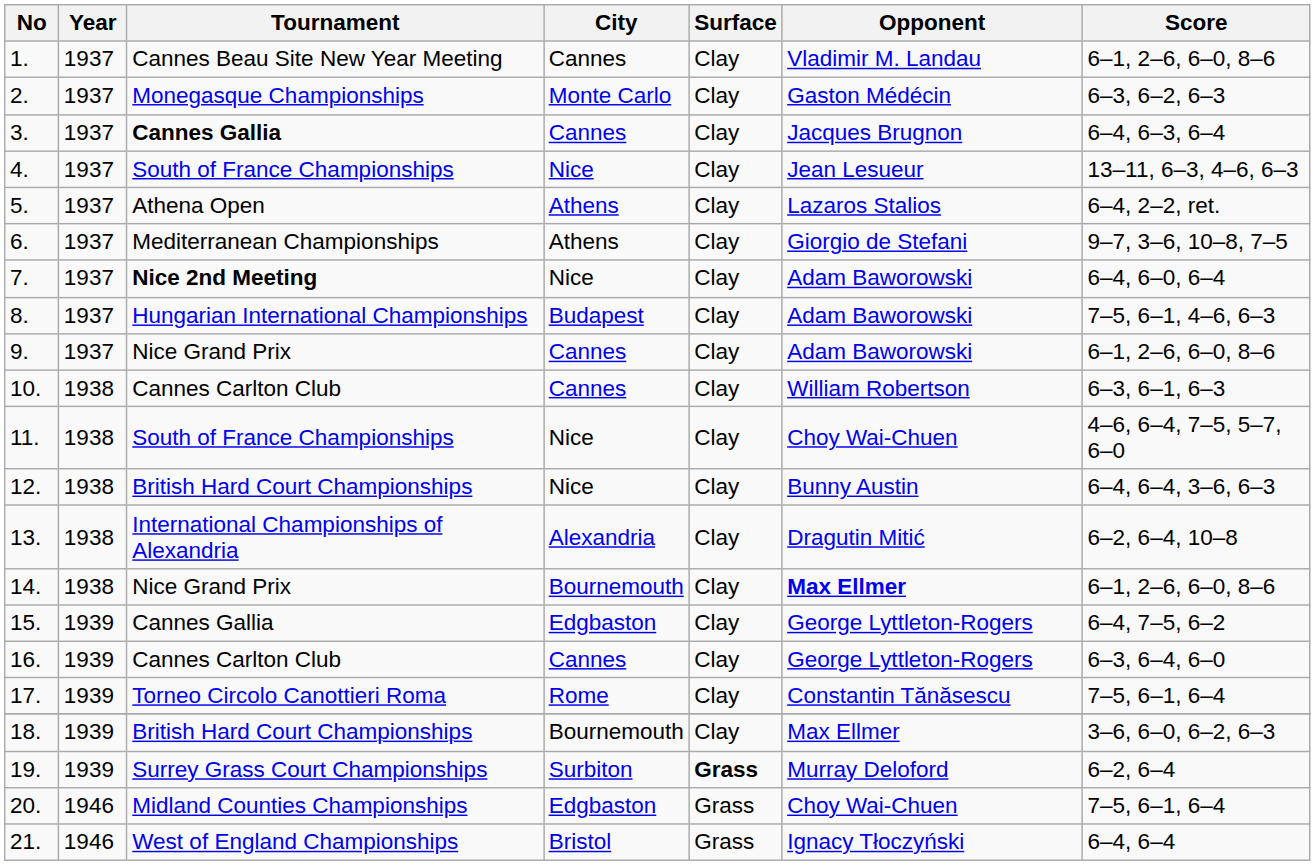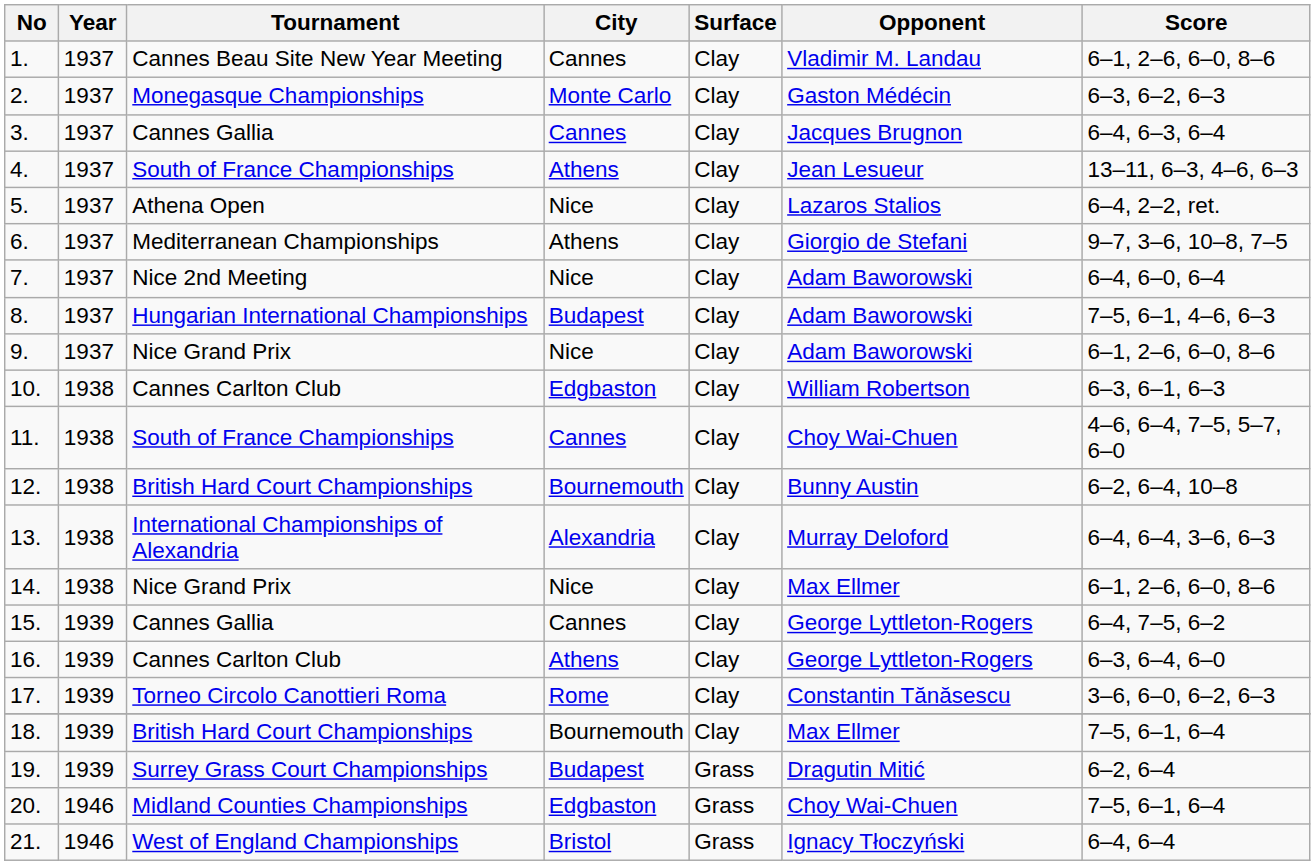(207, 131) bold -> (203, 131) normal
(571, 168) Nice -> (584, 168) Athens
(584, 204) Athens -> (571, 204) Nice
(225, 277) bold -> (220, 277) normal
(587, 350) Cannes -> (571, 350) Nice
(587, 387) Cannes -> (602, 387) Edgbaston
(571, 437) Nice -> (587, 437) Cannes
(571, 486) Nice -> (616, 486) Bournemouth
(1181, 486) 6–4, 6–4, 3–6, 6–3 -> (1163, 486) 6–2, 6–4, 10–8
(856, 536) Dragutin Mitić -> (868, 536) Murray Deloford
(1163, 536) 6–2, 6–4, 10–8 -> (1181, 536) 6–4, 6–4, 3–6, 6–3
(616, 585) Bournemouth -> (571, 585) Nice
(847, 585) bold -> (843, 585) normal
(602, 622) Edgbaston -> (587, 622) Cannes
(587, 658) Cannes -> (584, 658) Athens
(1156, 695) 7–5, 6–1, 6–4 -> (1181, 695) 3–6, 6–0, 6–2, 6–3
(1181, 731) 3–6, 6–0, 6–2, 6–3 -> (1156, 731) 7–5, 6–1, 6–4
(591, 768) Surbiton -> (596, 768) Budapest
(726, 768) bold -> (724, 768) normal
(868, 768) Murray Deloford -> (856, 768) Dragutin Mitić
